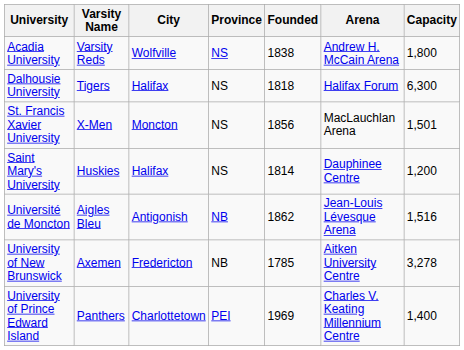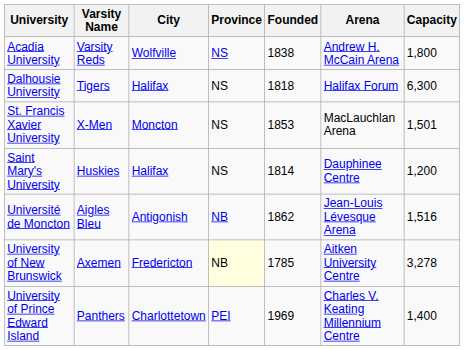(281, 125) 1856 -> (281, 125) 1853
(220, 263) no background -> (220, 263) lightyellow background
